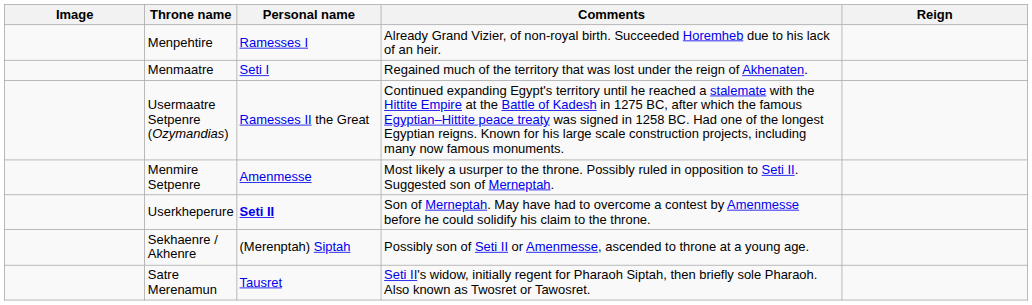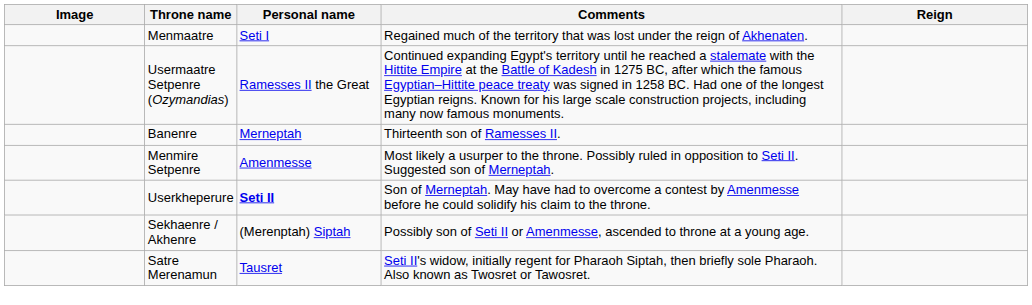- row: (180, 42)
+ row: (172, 134)
